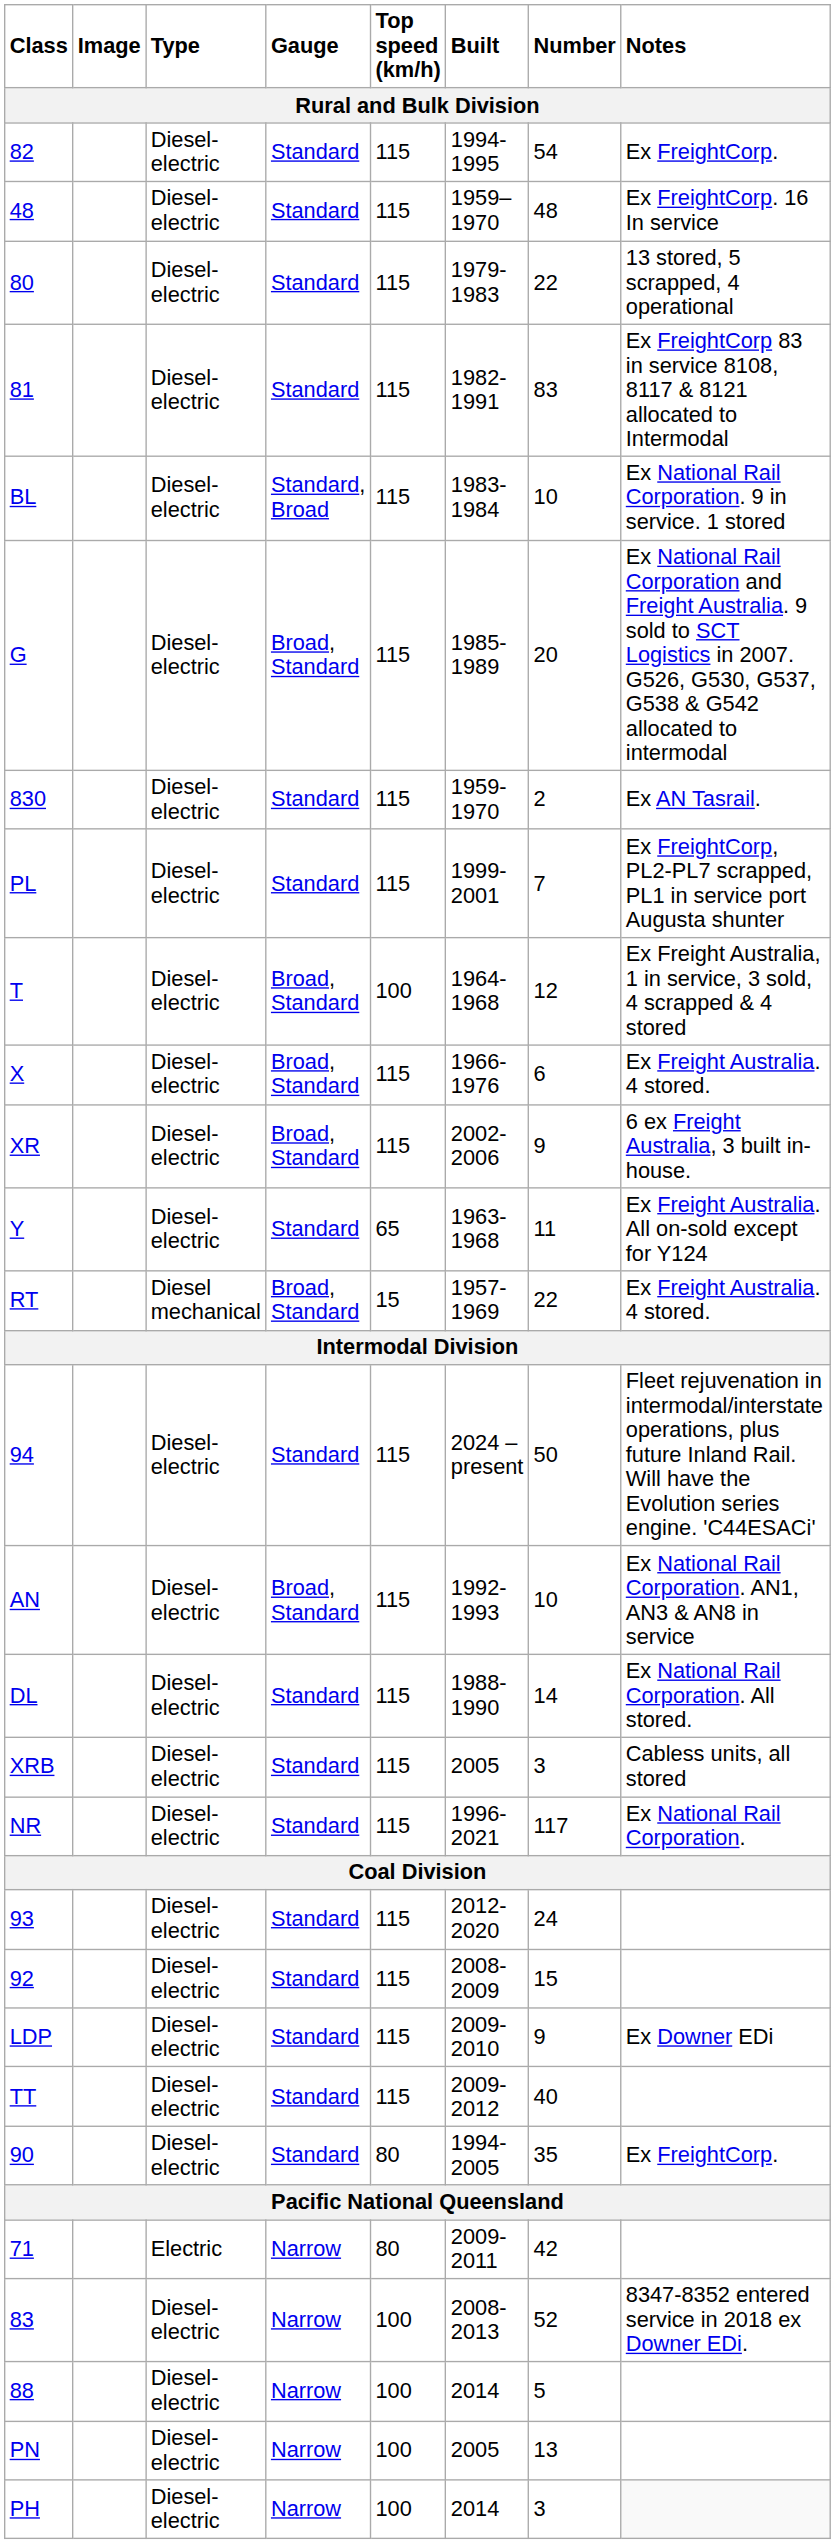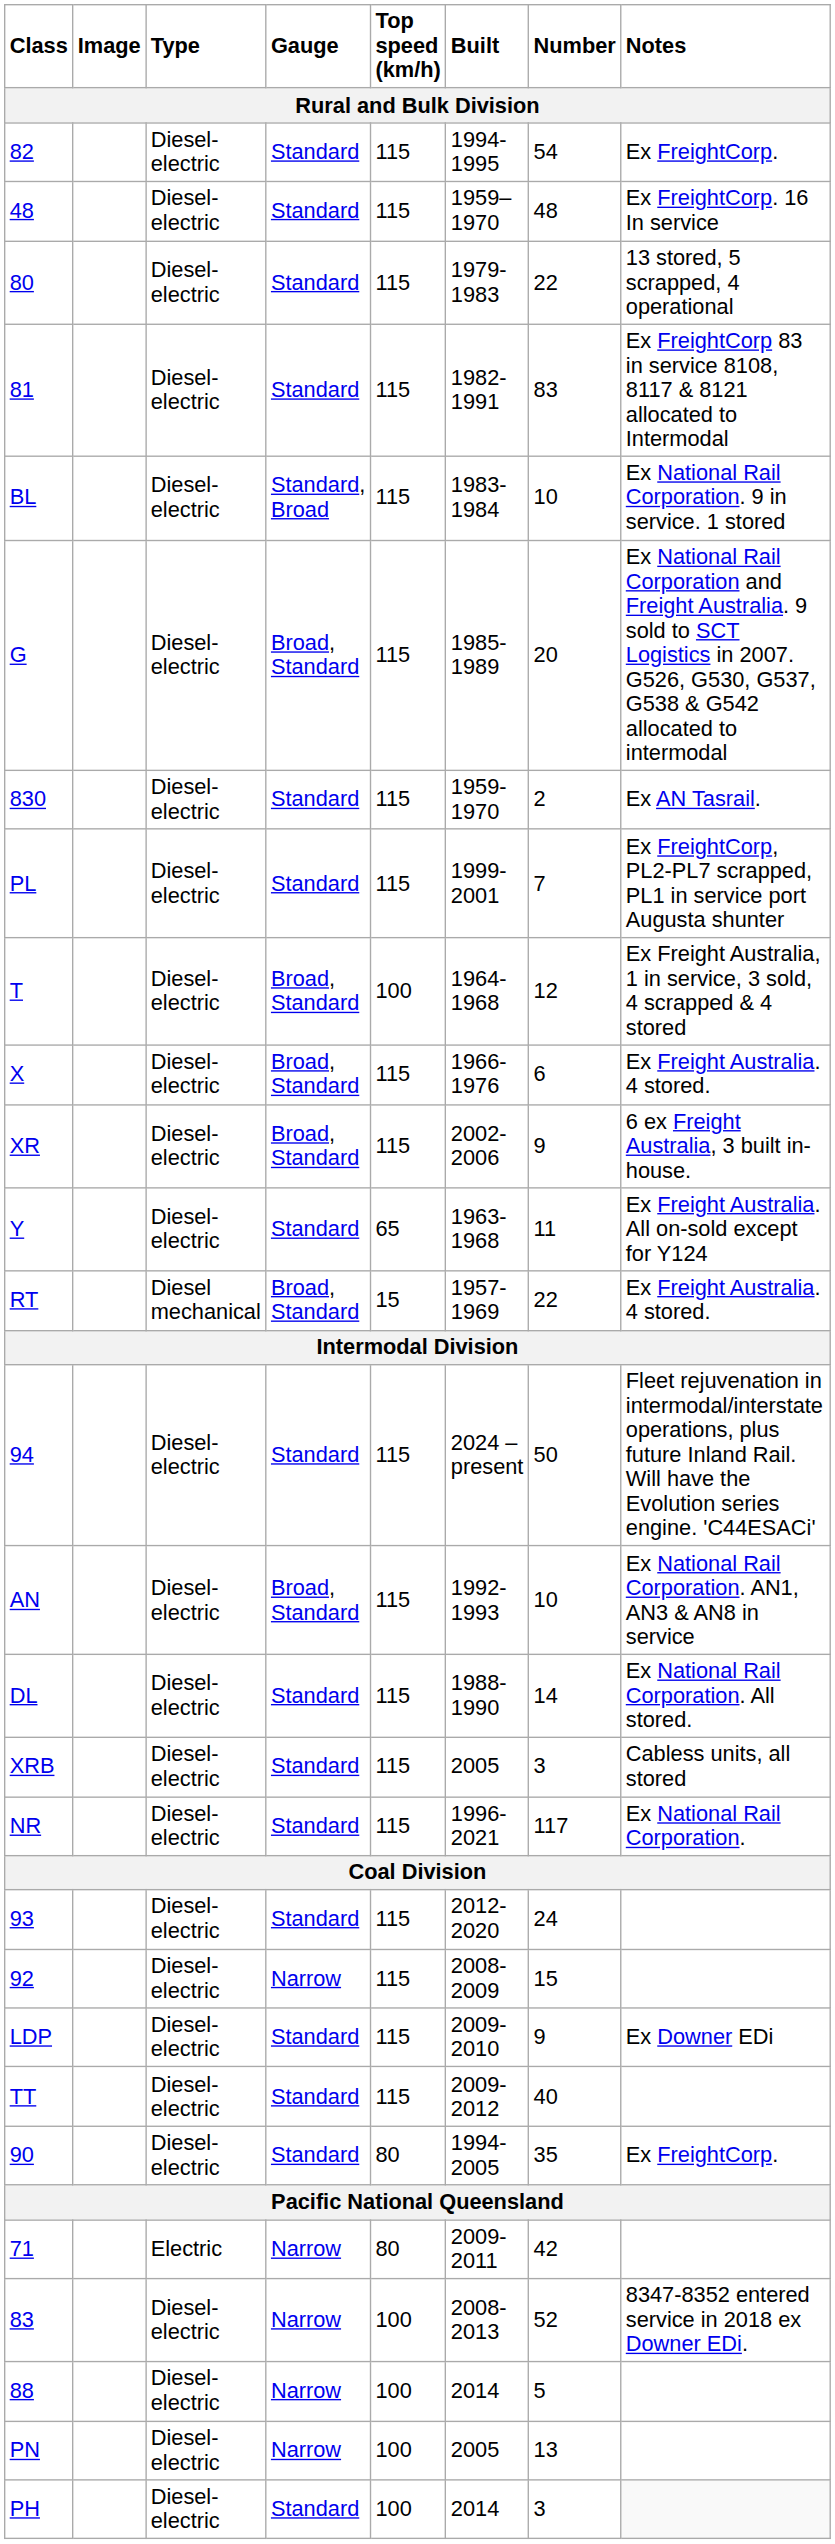(315, 1978) Standard -> (306, 1978) Narrow
(306, 2509) Narrow -> (315, 2509) Standard
